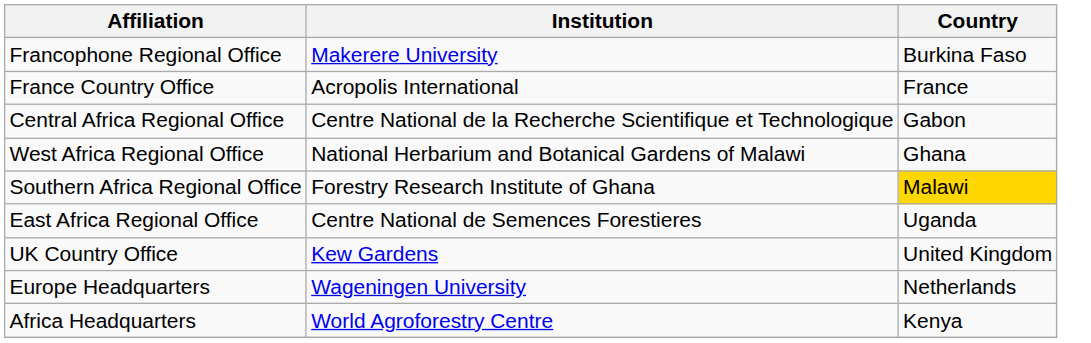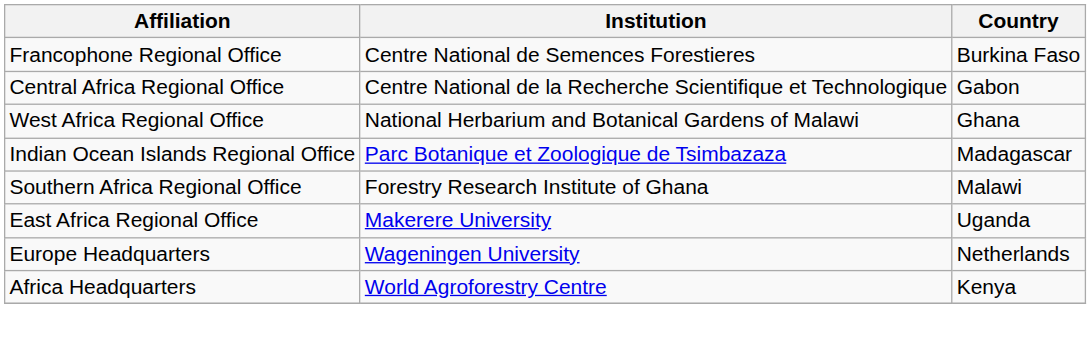(404, 54) Makerere University -> (560, 54) Centre National de Semences Forestieres
- row: (112, 87)
+ row: (182, 154)
(936, 187) gold background -> (989, 187) no background
(506, 220) Centre National de Semences Forestieres -> (458, 220) Makerere University
- row: (94, 253)
